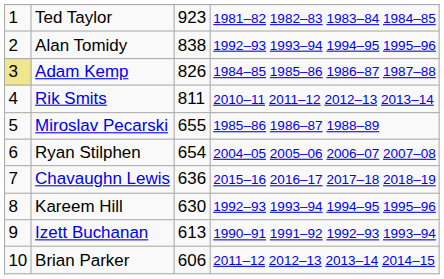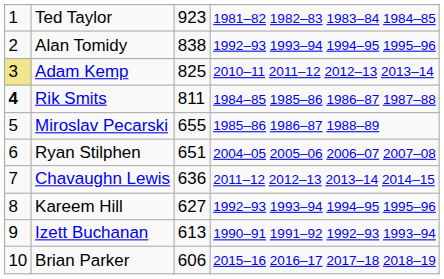(192, 71) 826 -> (192, 71) 825
(325, 72) 1984–85 1985–86 1986–87 1987–88 -> (324, 72) 2010–11 2011–12 2012–13 2013–14
(13, 98) normal -> (13, 98) bold
(324, 99) 2010–11 2011–12 2012–13 2013–14 -> (325, 99) 1984–85 1985–86 1986–87 1987–88
(192, 152) 654 -> (192, 152) 651
(325, 179) 2015–16 2016–17 2017–18 2018–19 -> (324, 179) 2011–12 2012–13 2013–14 2014–15
(192, 206) 630 -> (192, 206) 627
(324, 260) 2011–12 2012–13 2013–14 2014–15 -> (325, 260) 2015–16 2016–17 2017–18 2018–19
